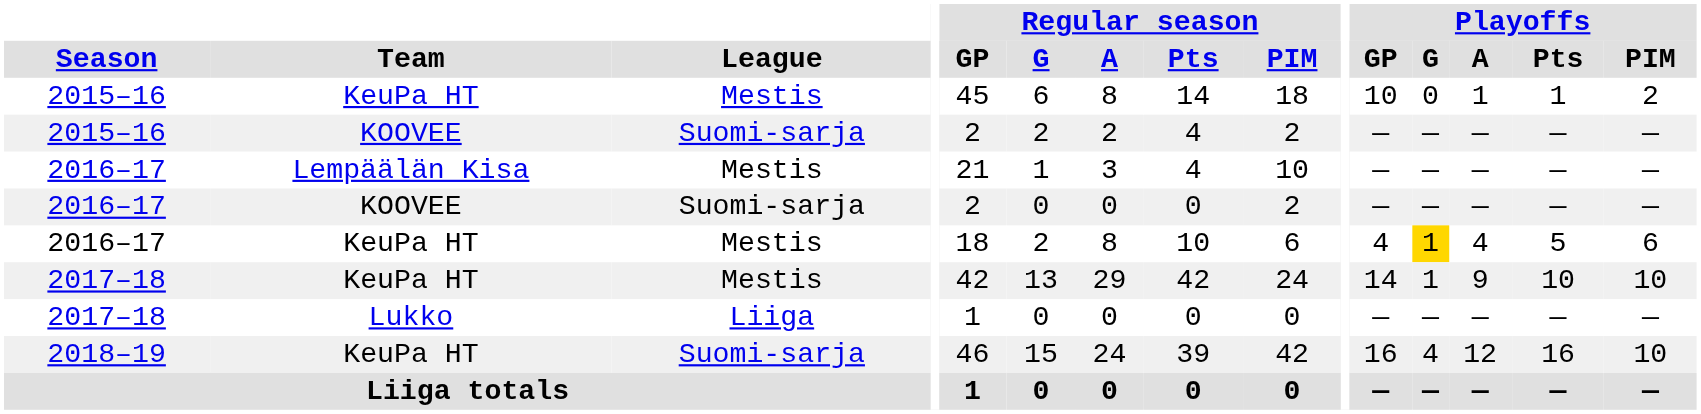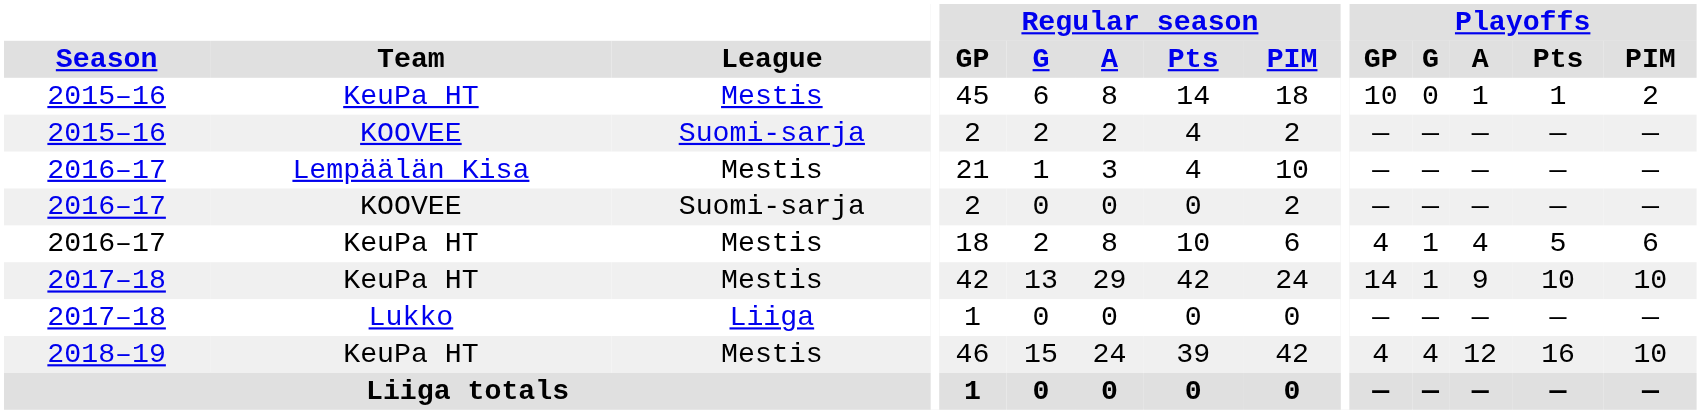(1430, 244) gold background -> (1430, 244) no background
(772, 354) Suomi-sarja -> (772, 354) Mestis
(1381, 354) 16 -> (1381, 354) 4
